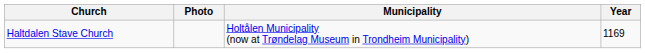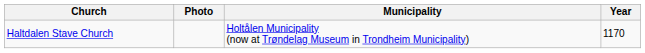(614, 34) 1169 -> (614, 34) 1170
